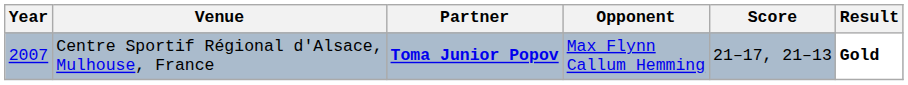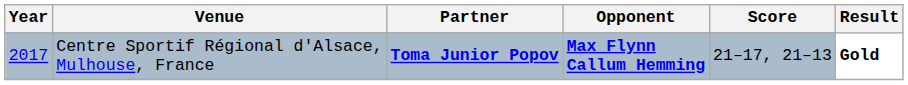(28, 56) 2007 -> (28, 56) 2017
(636, 56) normal -> (636, 56) bold
